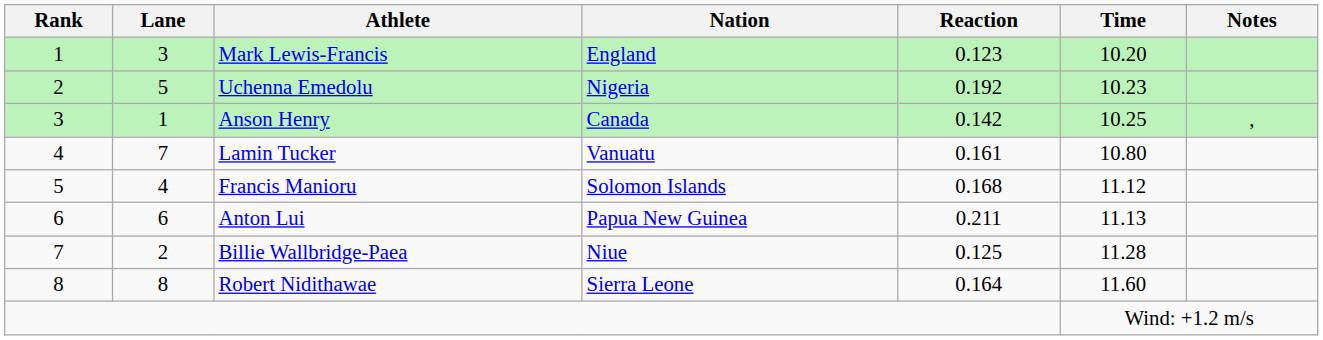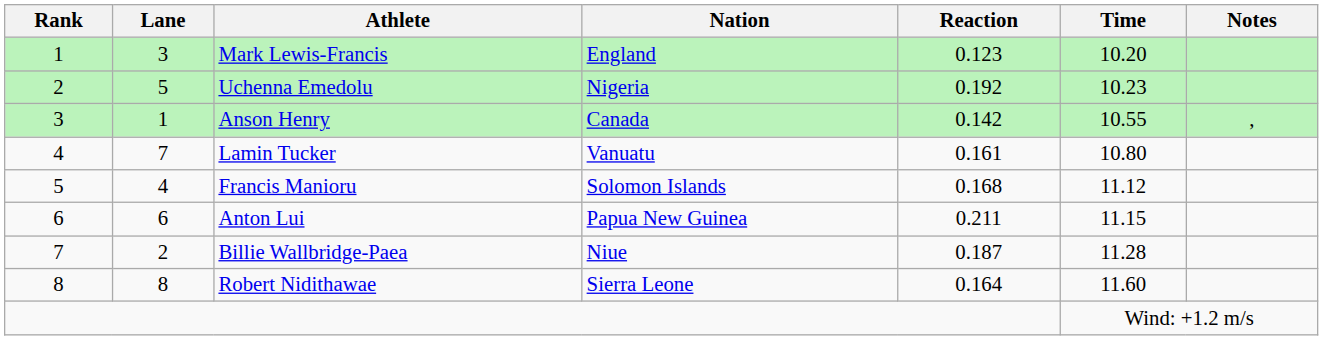(1123, 119) 10.25 -> (1123, 119) 10.55
(1123, 218) 11.13 -> (1123, 218) 11.15
(979, 251) 0.125 -> (979, 251) 0.187
